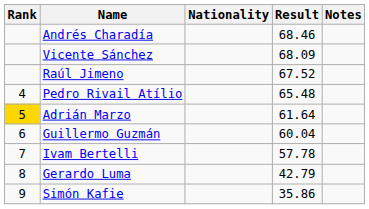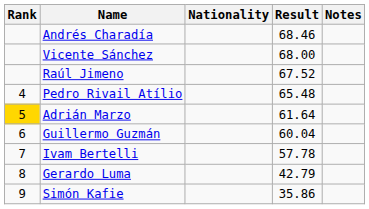(297, 54) 68.09 -> (297, 54) 68.00
